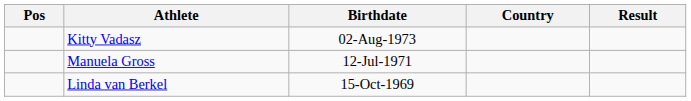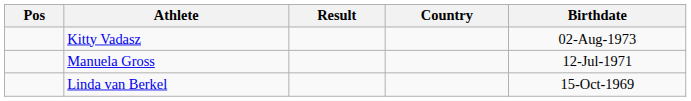columns swapped: (377, 15) <-> (638, 15)
